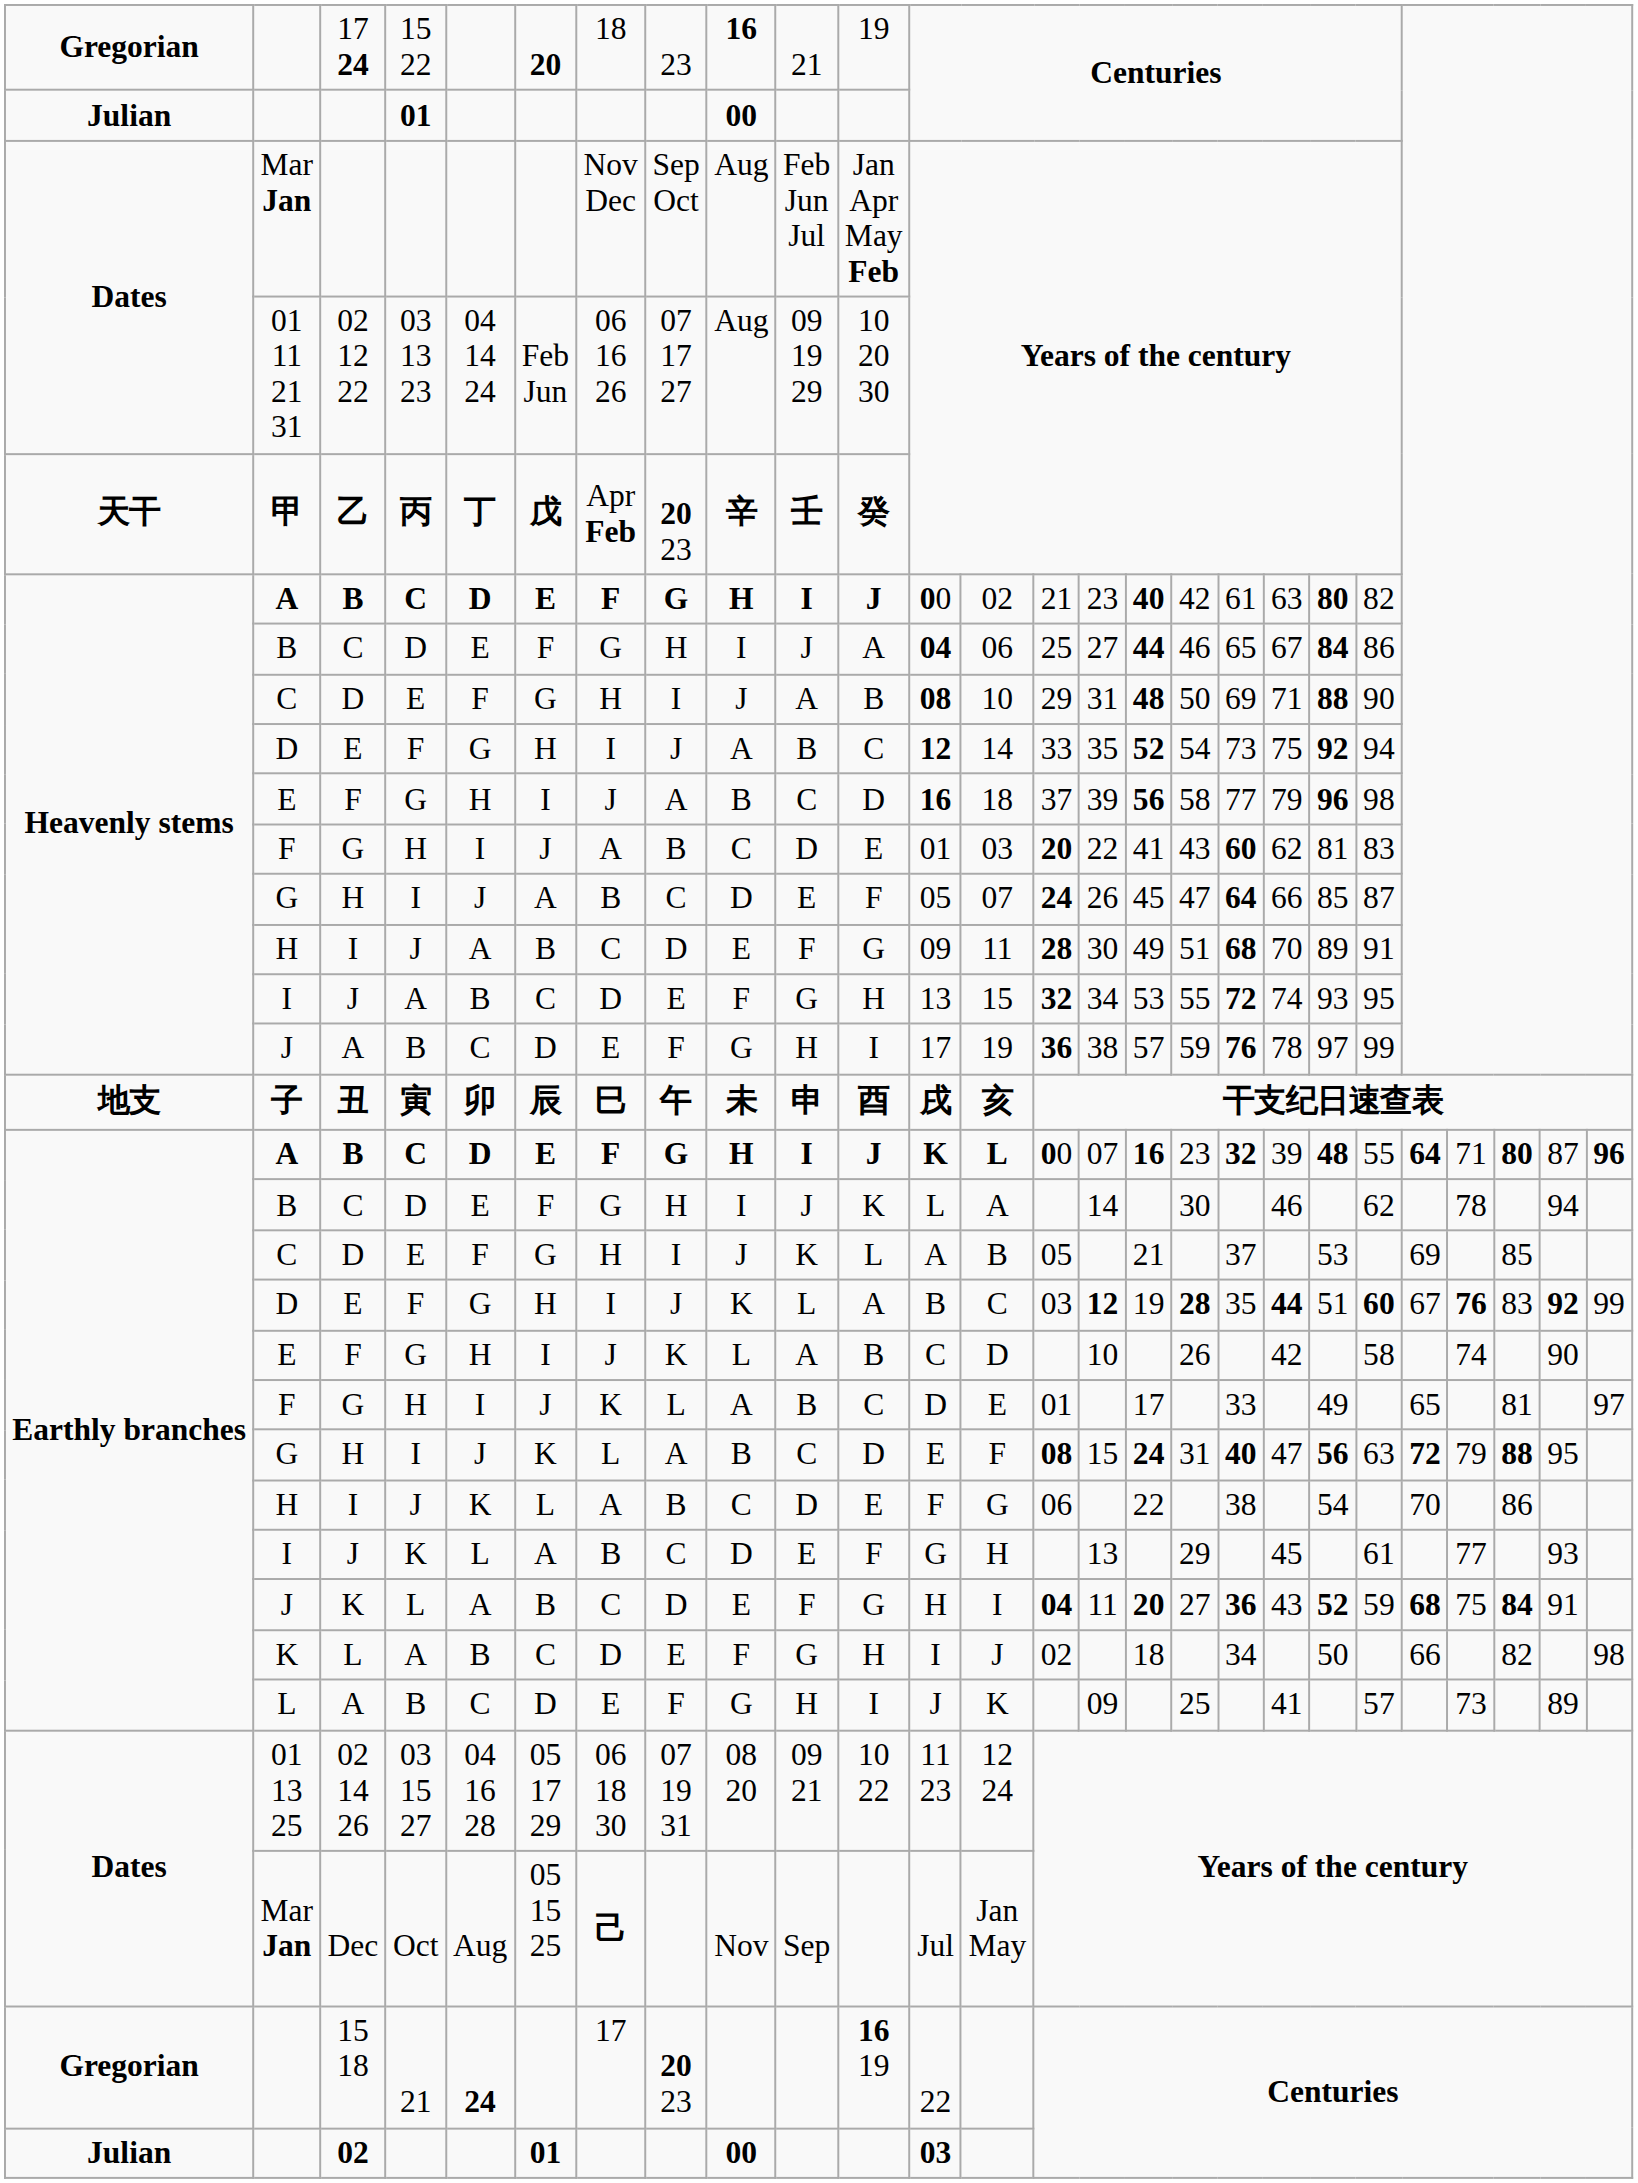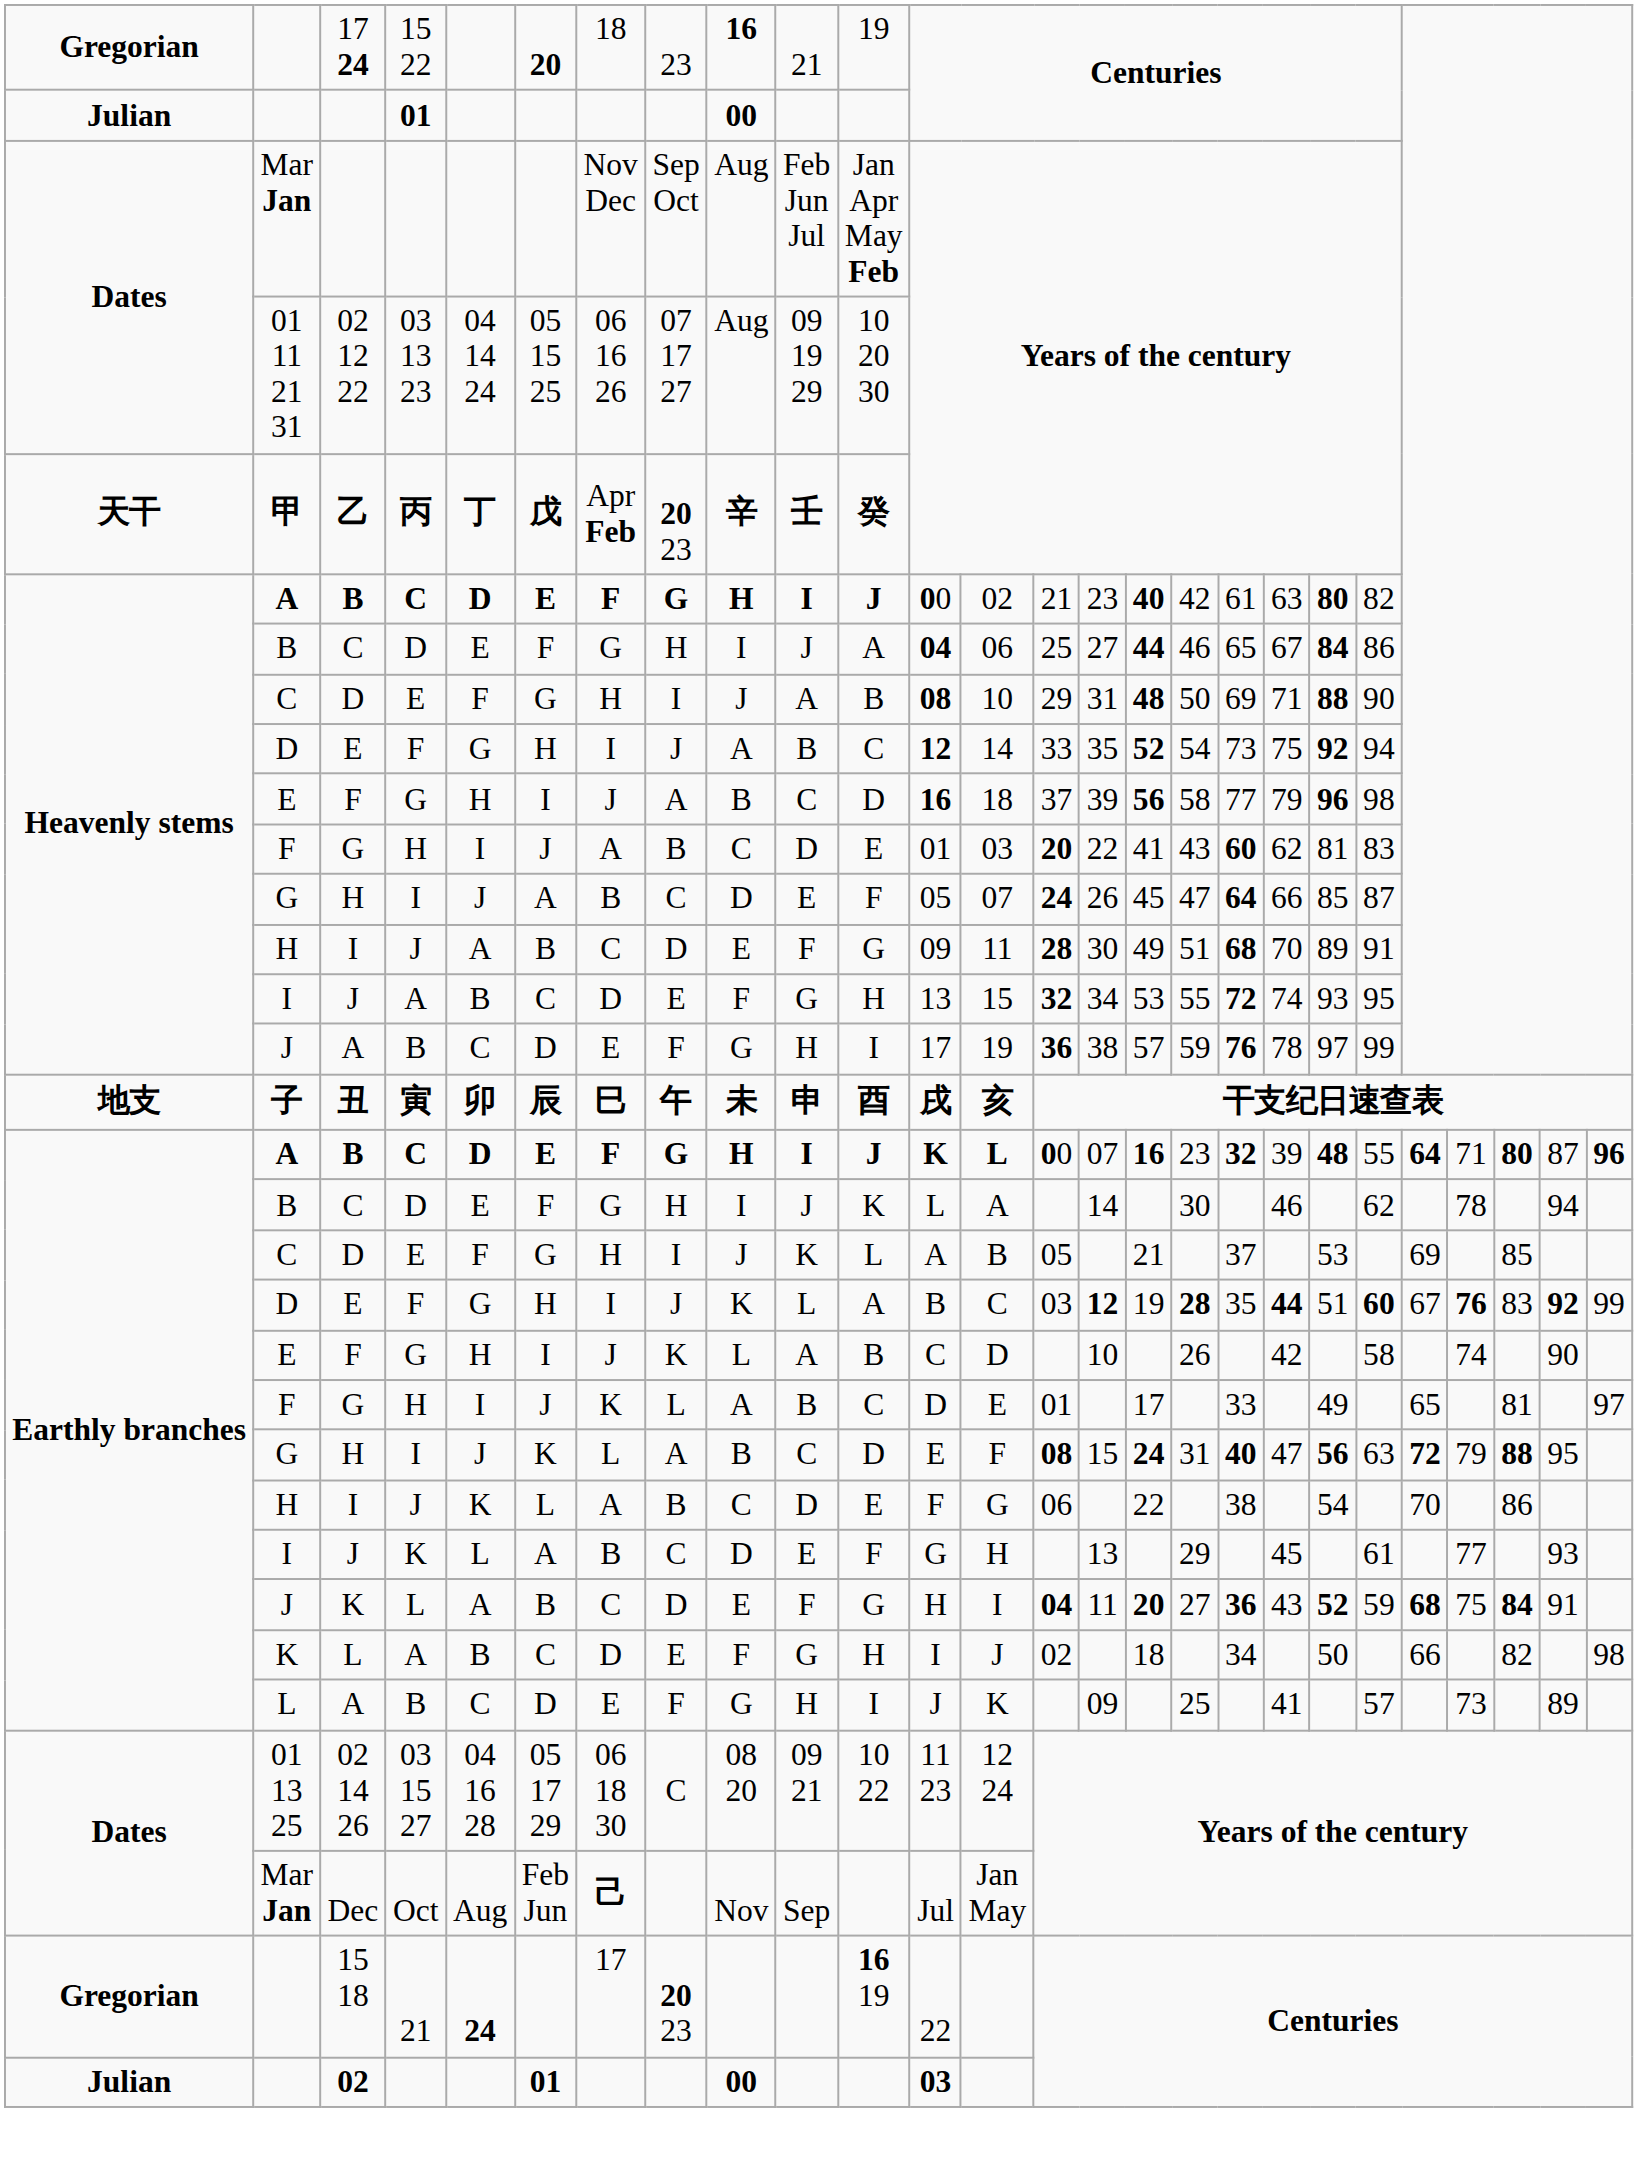(545, 374) Feb Jun -> (545, 356) 05 15 25
(676, 1789) 07 19 31 -> (676, 1789) C
(545, 1910) 05 15 25 -> (545, 1892) Feb Jun
